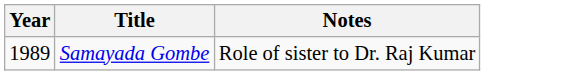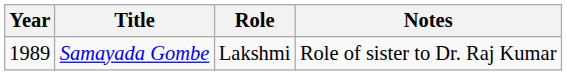+ column: (255, 20)
